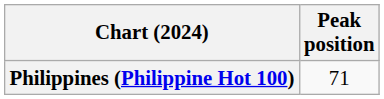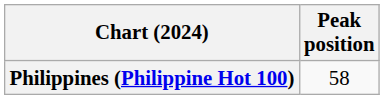(339, 77) 71 -> (339, 77) 58
